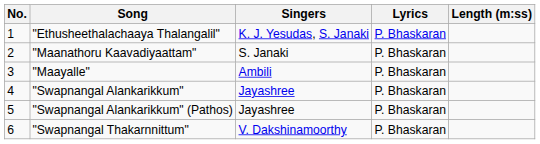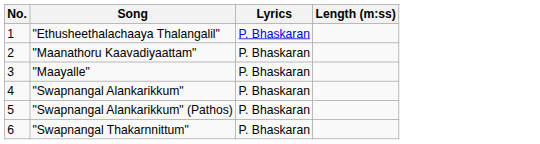- column: (304, 14)
